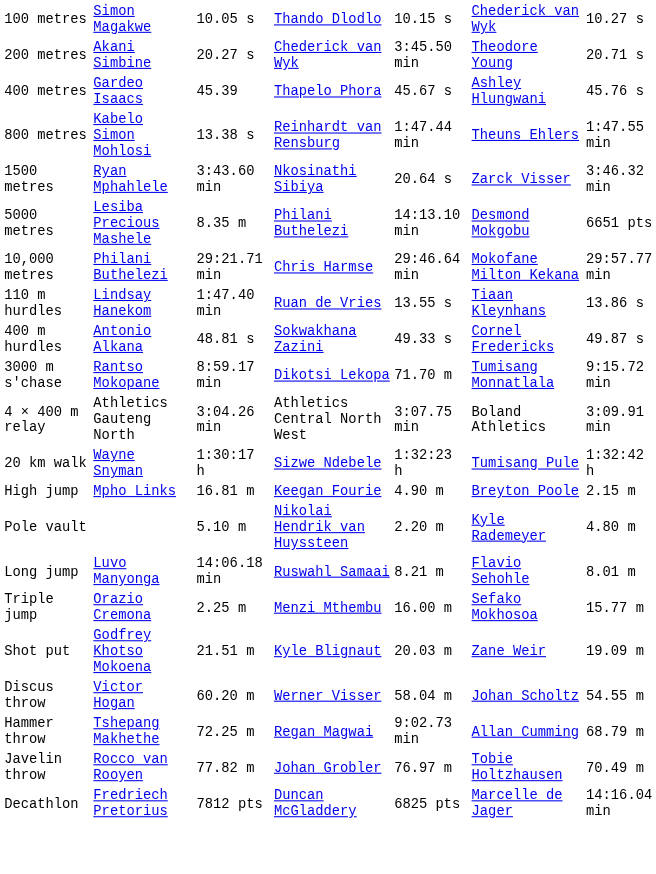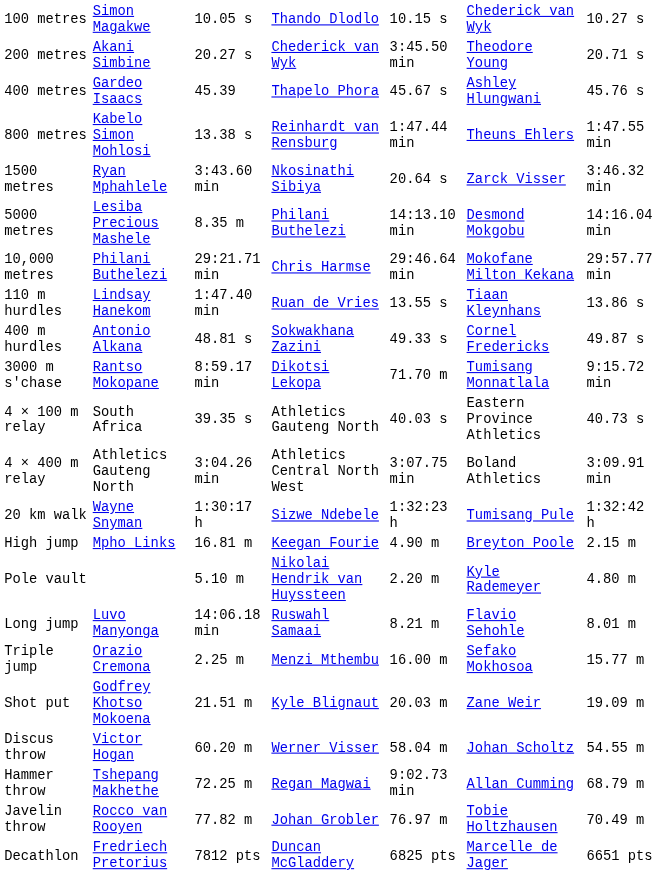(619, 223) 6651 pts -> (620, 223) 14:16.04 min
+ row: (41, 419)
(619, 803) 14:16.04 min -> (620, 855) 6651 pts
